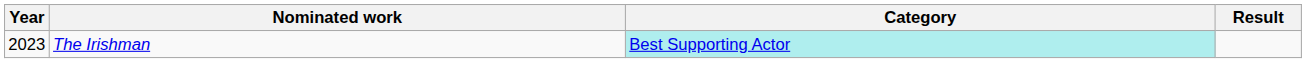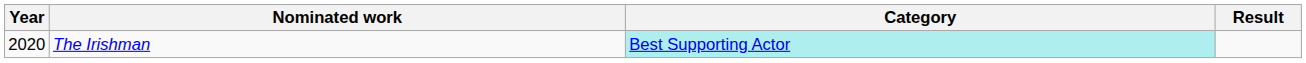(27, 44) 2023 -> (27, 44) 2020
